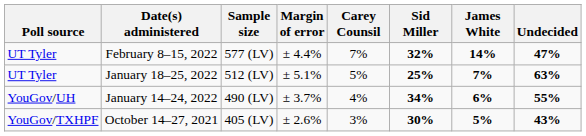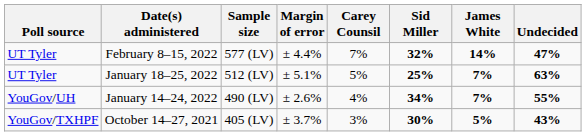(302, 98) ± 3.7% -> (302, 98) ± 2.6%
(483, 98) 6% -> (483, 98) 7%
(302, 120) ± 2.6% -> (302, 120) ± 3.7%
